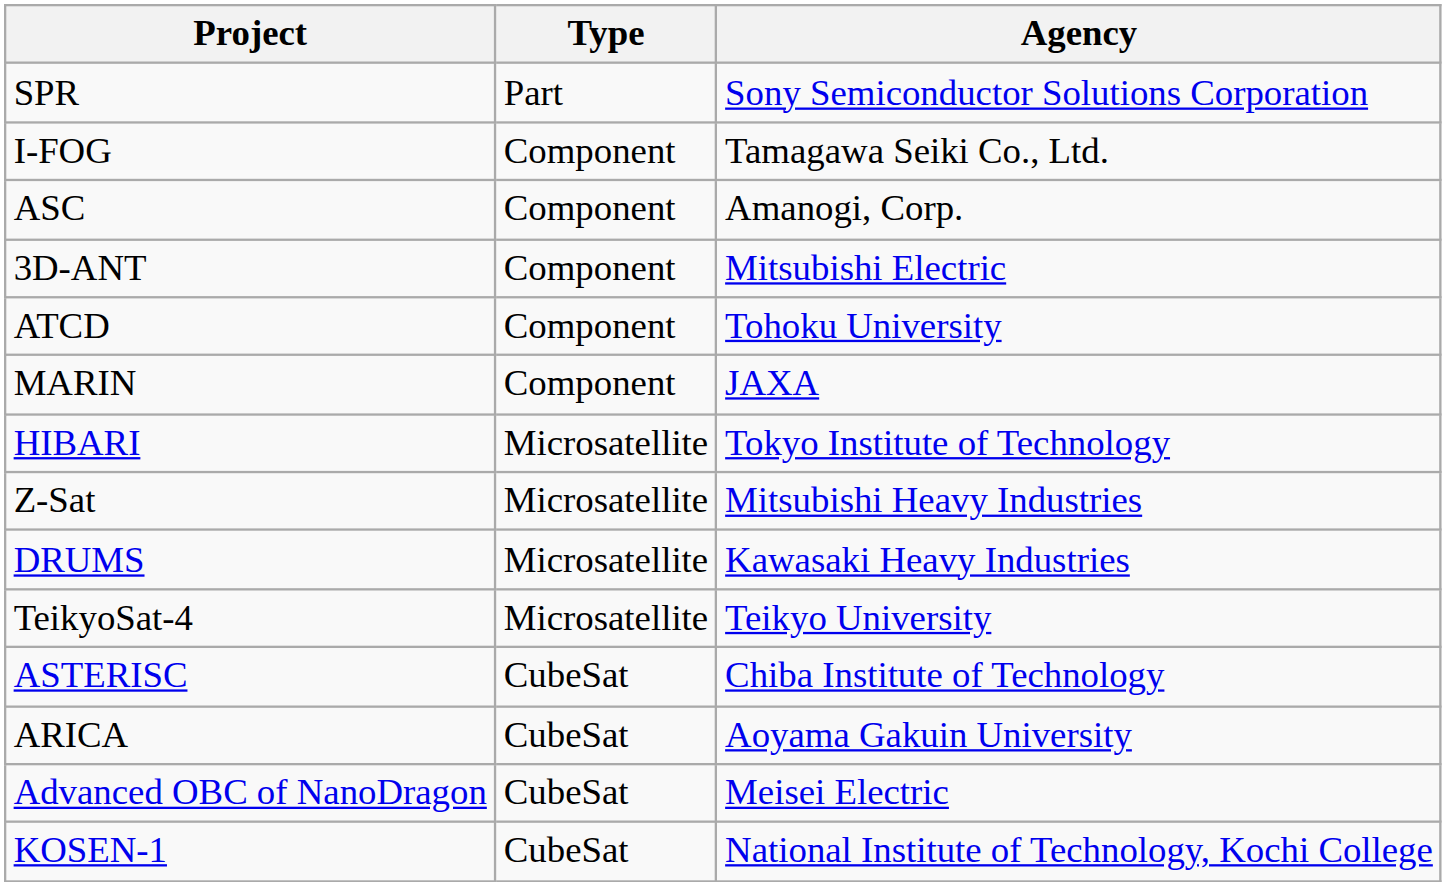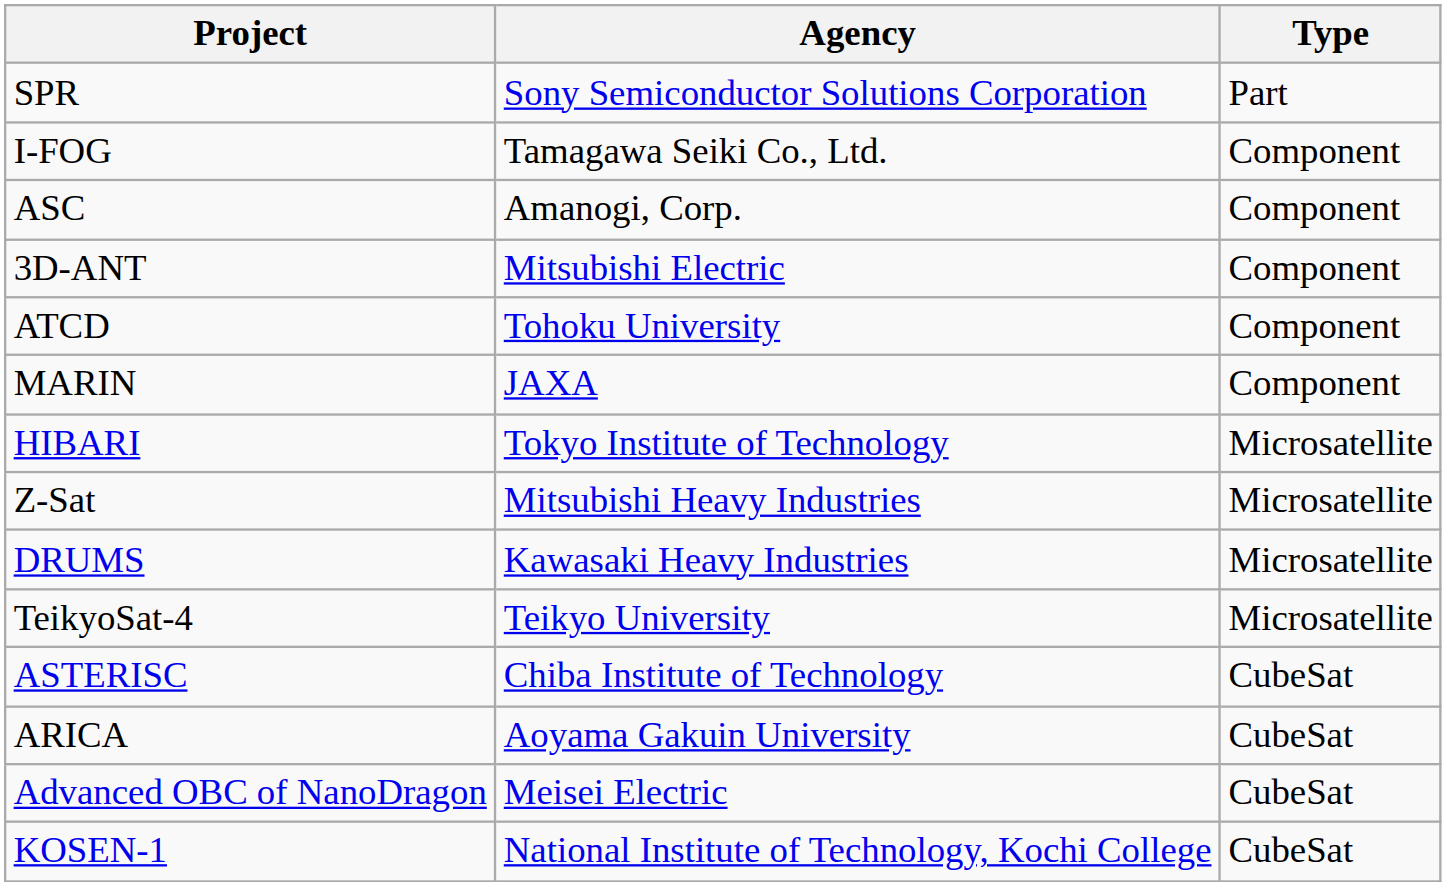columns swapped: (606, 33) <-> (1079, 33)
